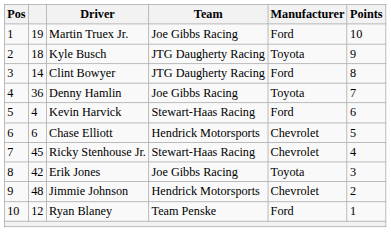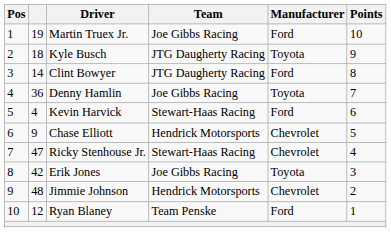(34, 132) 6 -> (34, 132) 9
(37, 151) 45 -> (37, 151) 47
